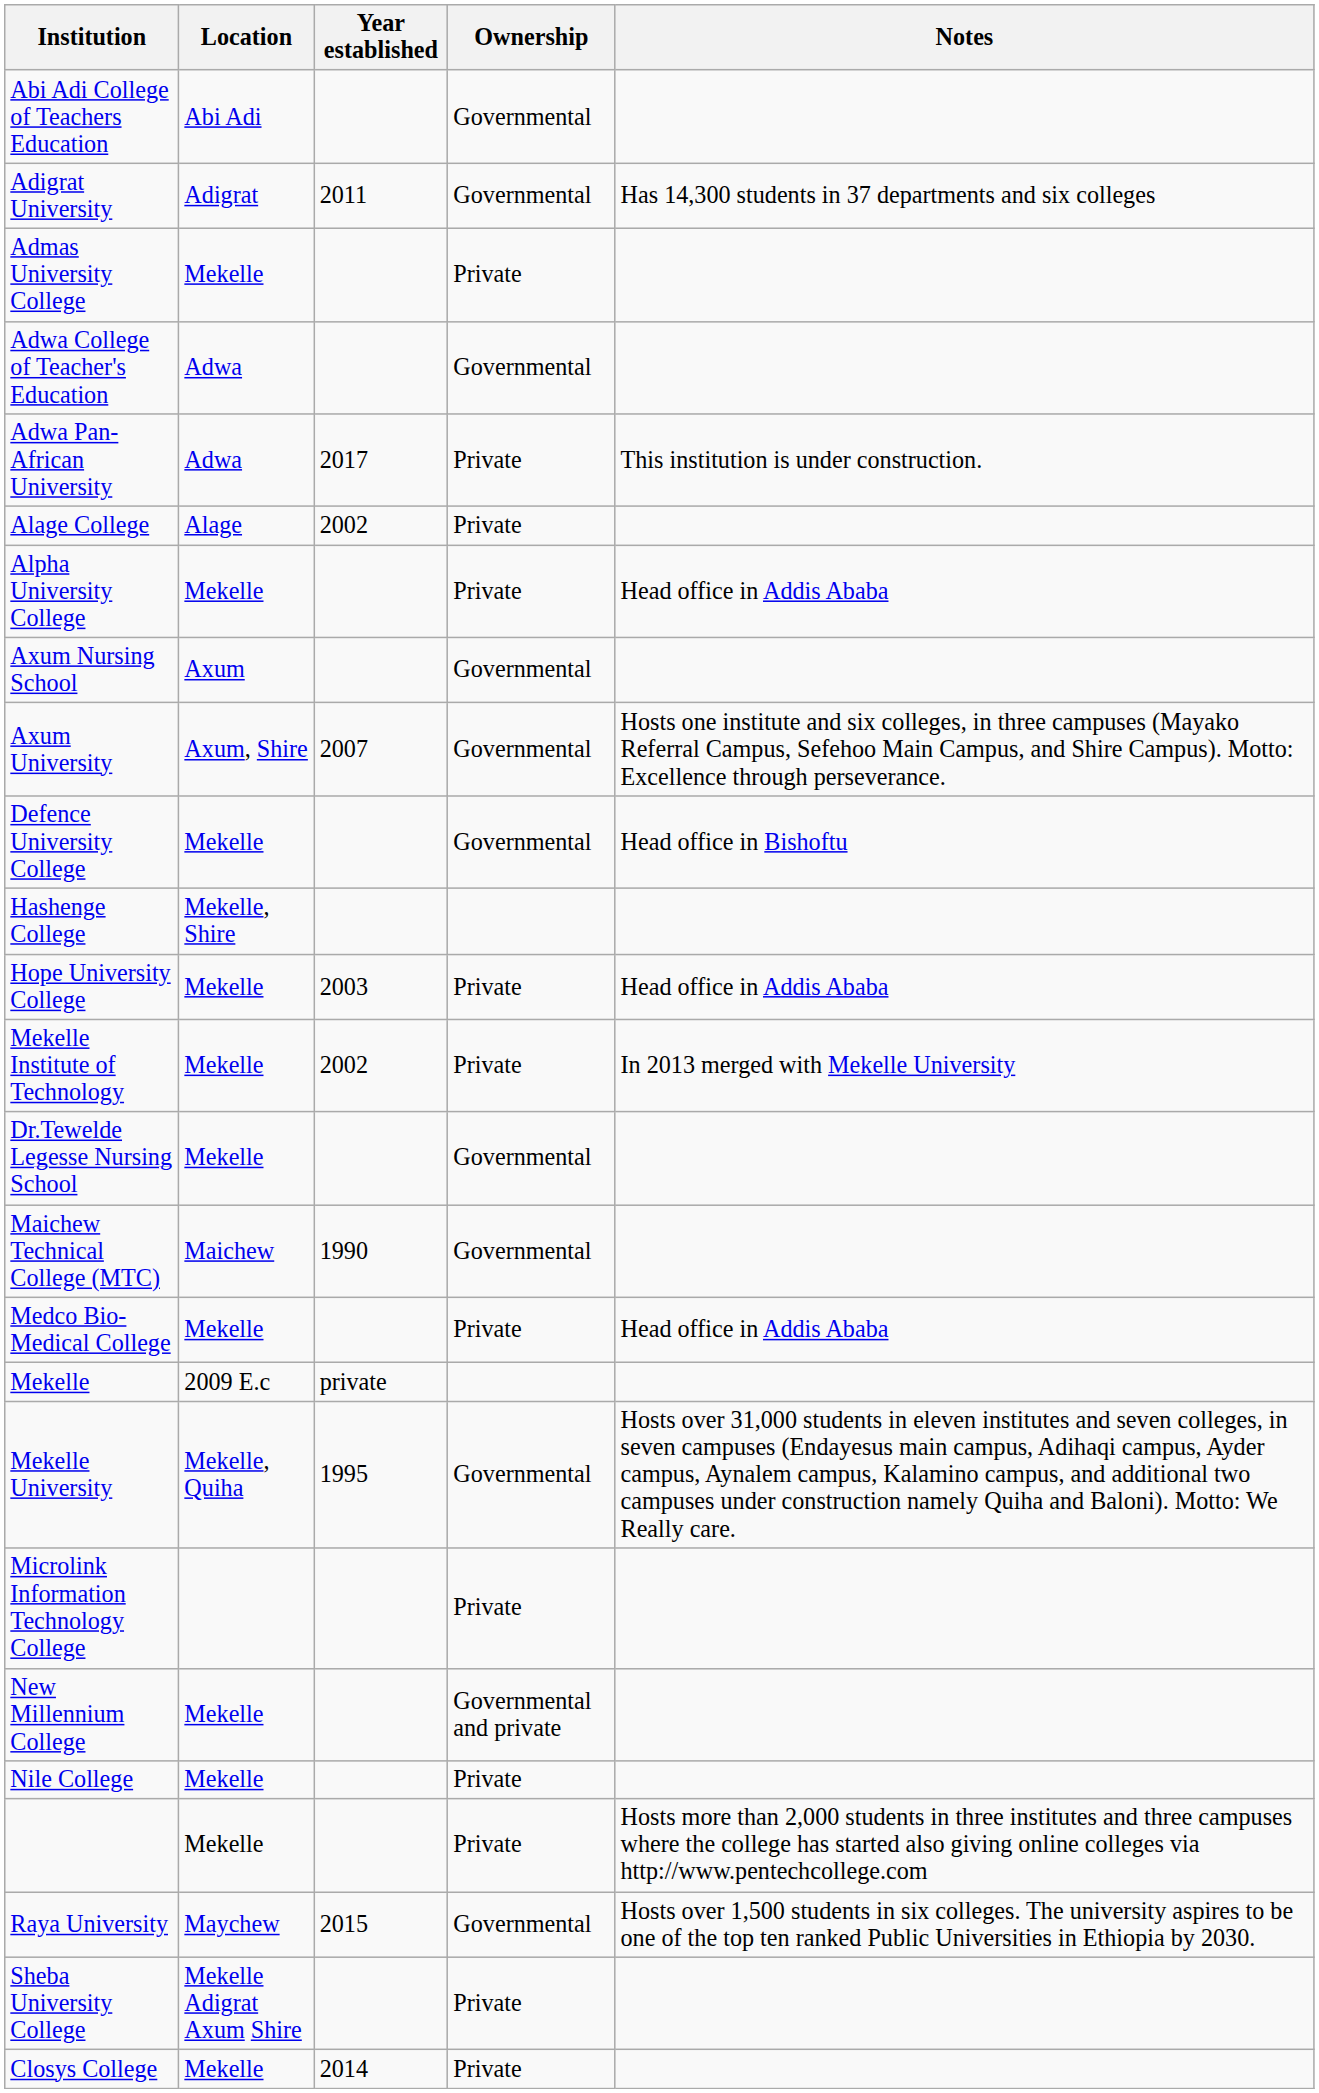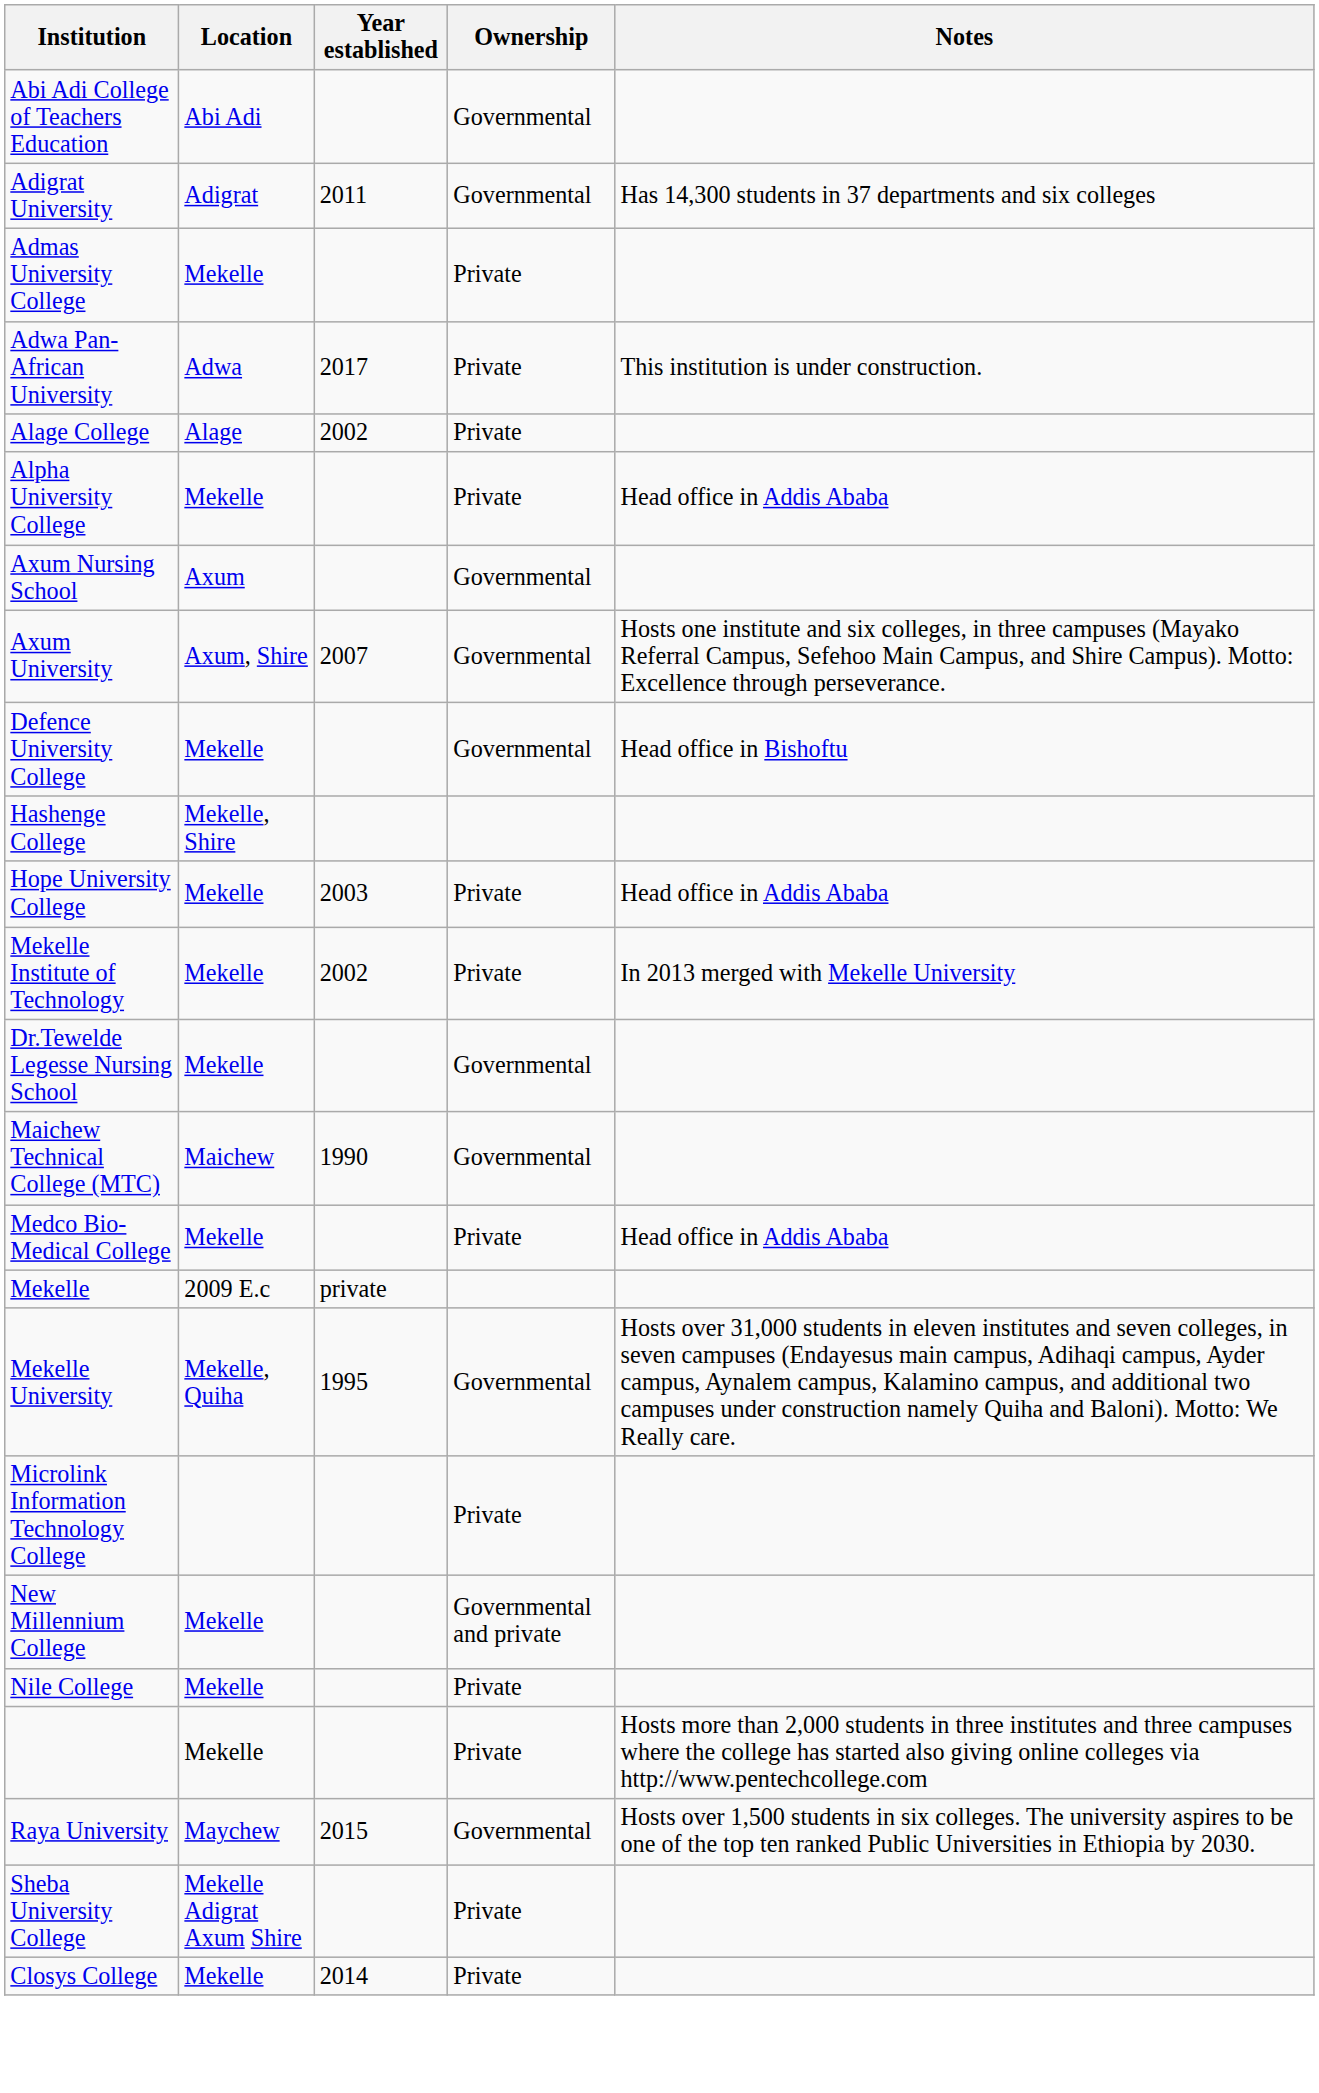- row: (80, 367)
